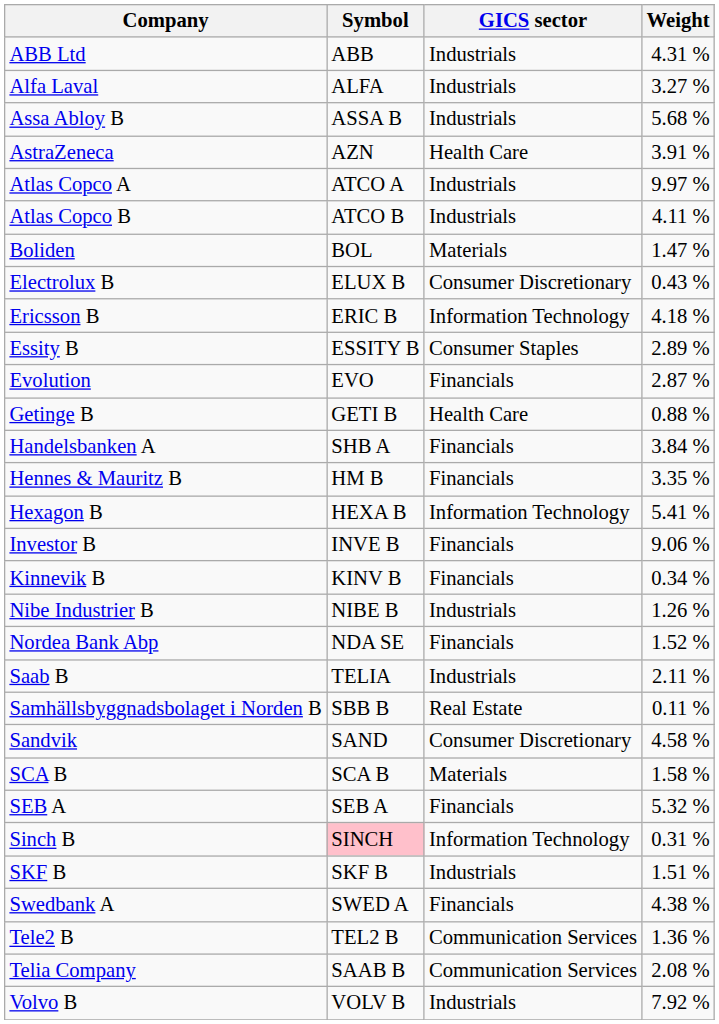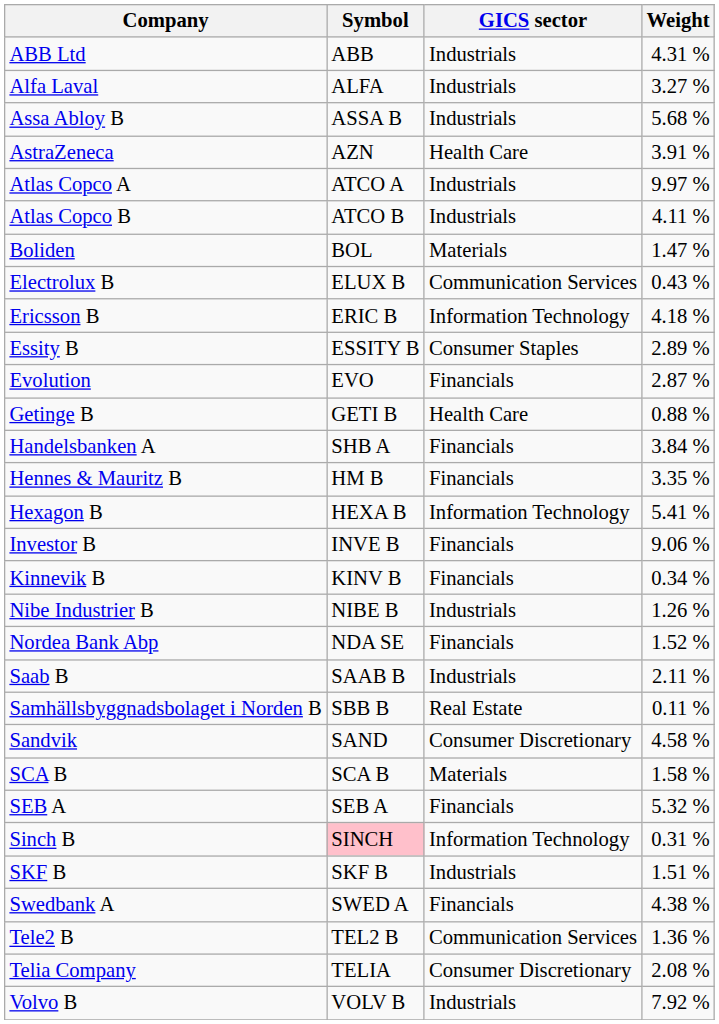(530, 282) Consumer Discretionary -> (533, 282) Communication Services
(361, 675) TELIA -> (368, 675) SAAB B
(368, 970) SAAB B -> (361, 970) TELIA
(533, 970) Communication Services -> (530, 970) Consumer Discretionary
